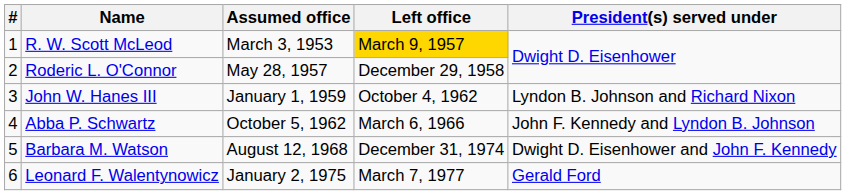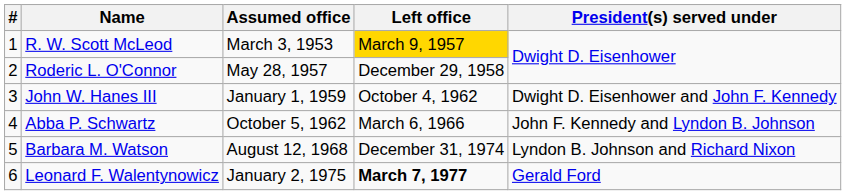(654, 96) Lyndon B. Johnson and Richard Nixon -> (674, 96) Dwight D. Eisenhower and John F. Kennedy
(674, 149) Dwight D. Eisenhower and John F. Kennedy -> (654, 149) Lyndon B. Johnson and Richard Nixon
(411, 176) normal -> (413, 176) bold
